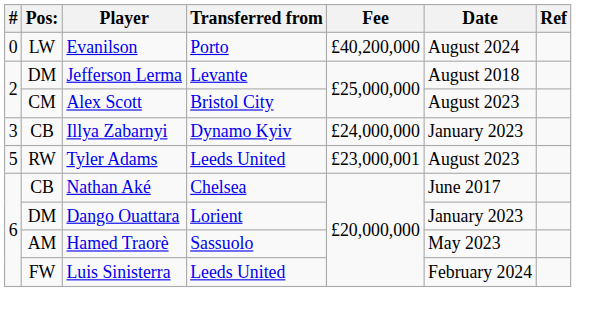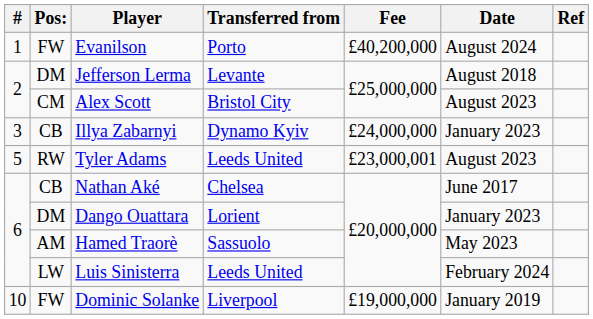(13, 46) 0 -> (18, 46) 1
(42, 46) LW -> (51, 46) FW
(42, 272) FW -> (51, 272) LW
+ row: (137, 300)
